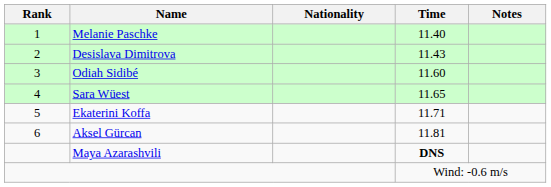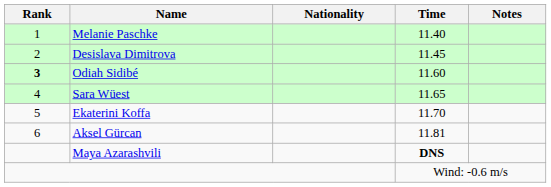(432, 53) 11.43 -> (432, 53) 11.45
(37, 73) normal -> (37, 73) bold
(432, 113) 11.71 -> (432, 113) 11.70
